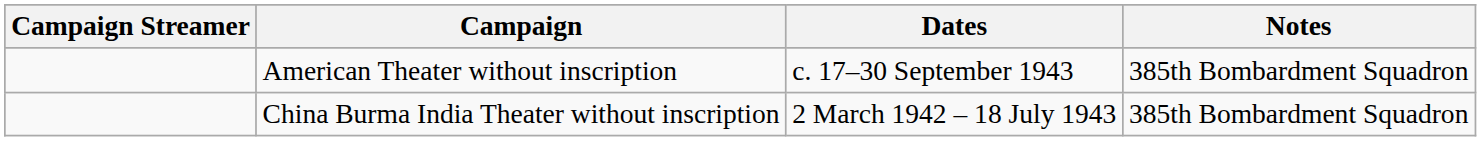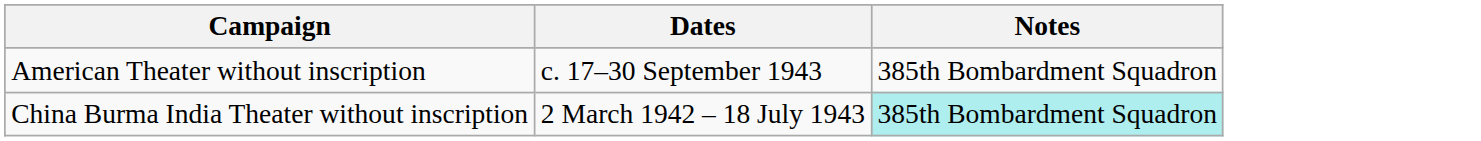- column: (131, 26)
(1299, 113) no background -> (1047, 113) paleturquoise background
